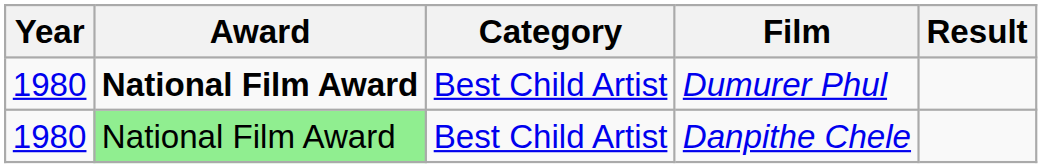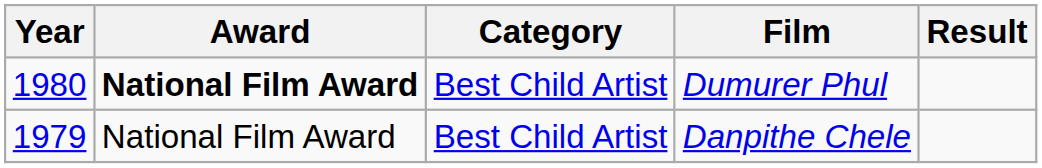(50, 136) 1980 -> (50, 136) 1979
(249, 136) lightgreen background -> (249, 136) no background
